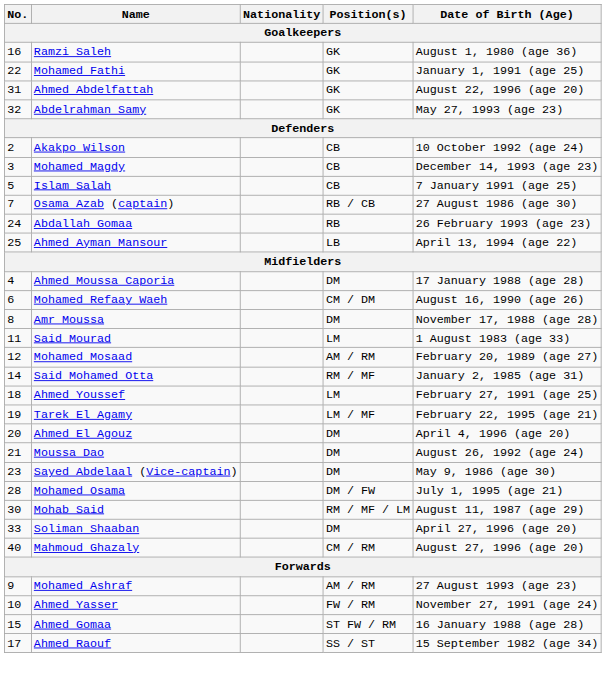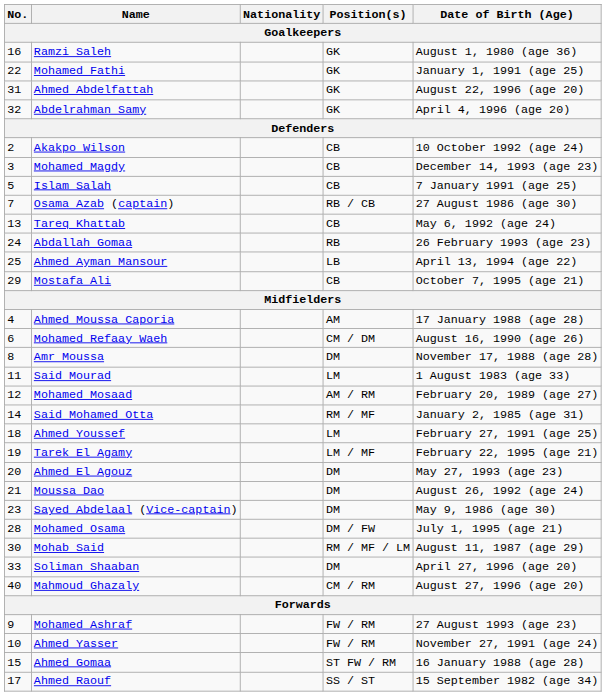(489, 109) May 27, 1993 (age 23) -> (493, 109) April 4, 1996 (age 20)
+ row: (80, 224)
+ row: (72, 281)
(333, 281) DM -> (333, 319) AM
(493, 433) April 4, 1996 (age 20) -> (489, 472) May 27, 1993 (age 23)
(350, 586) AM / RM -> (350, 624) FW / RM
